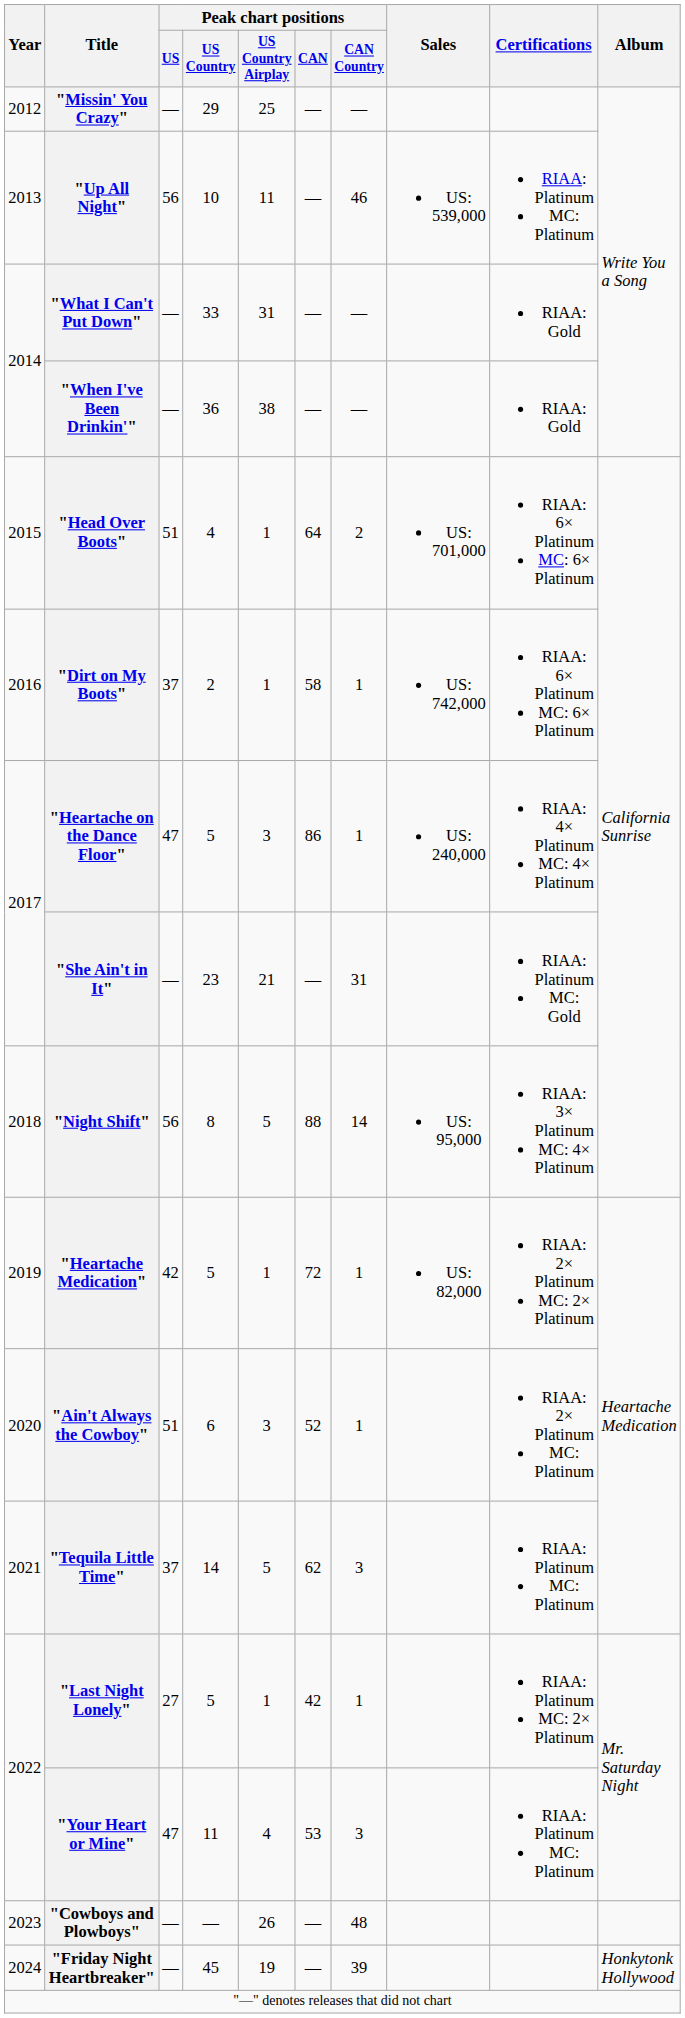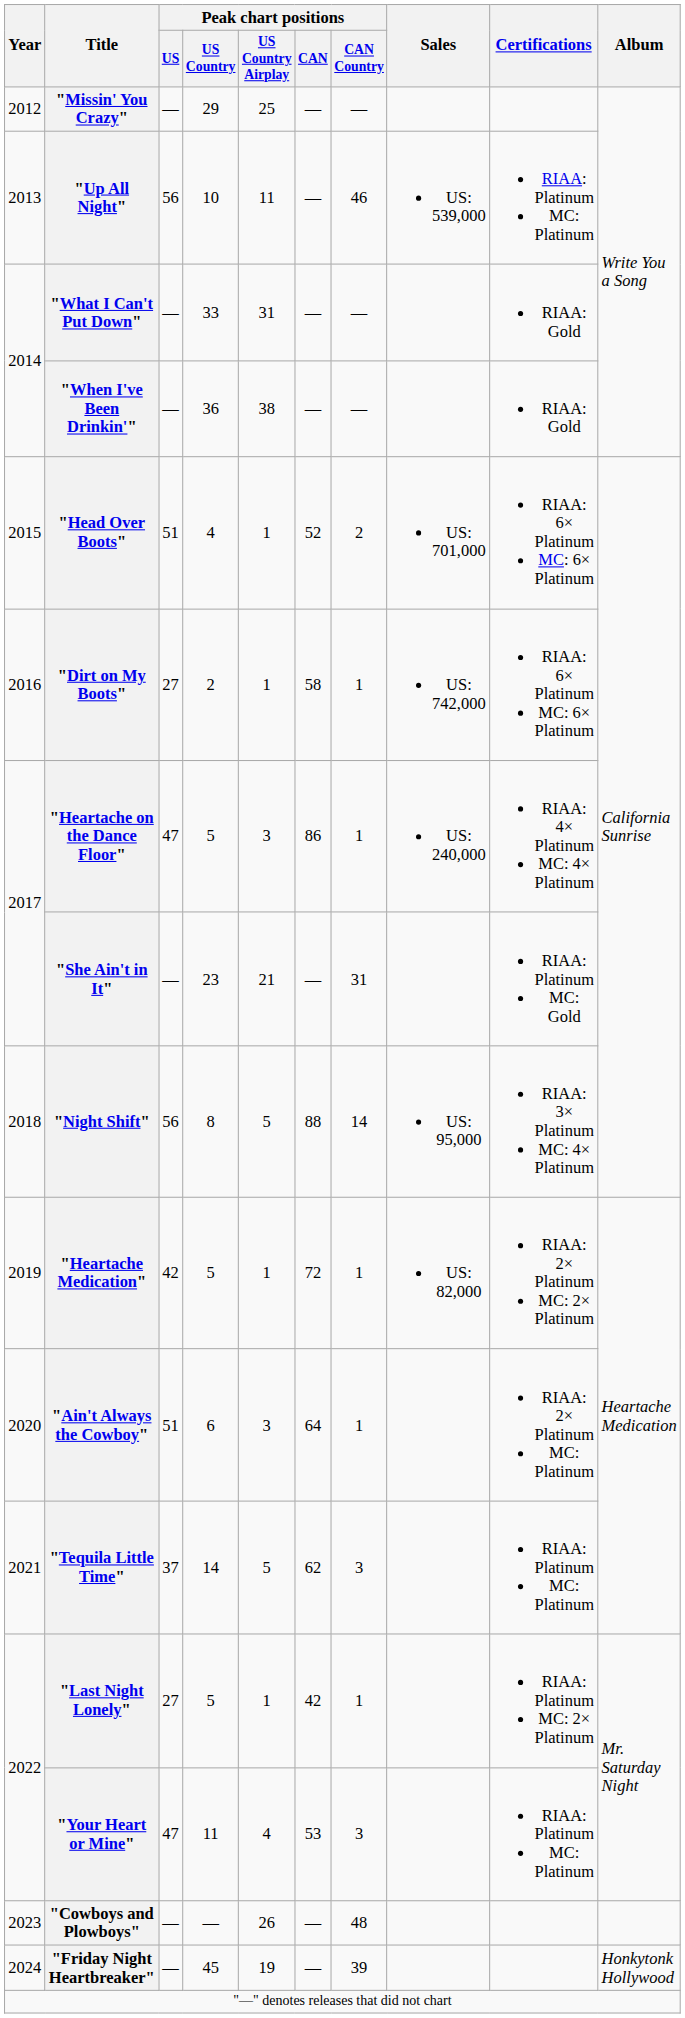(313, 532) 64 -> (313, 532) 52
(171, 684) 37 -> (171, 684) 27
(313, 1424) 52 -> (313, 1424) 64
